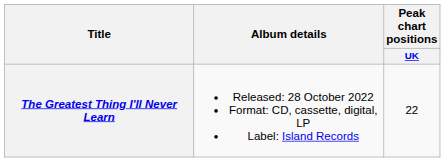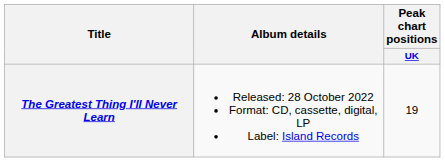(412, 110) 22 -> (412, 110) 19
